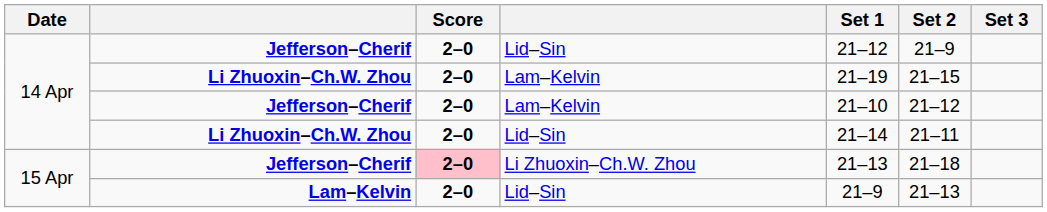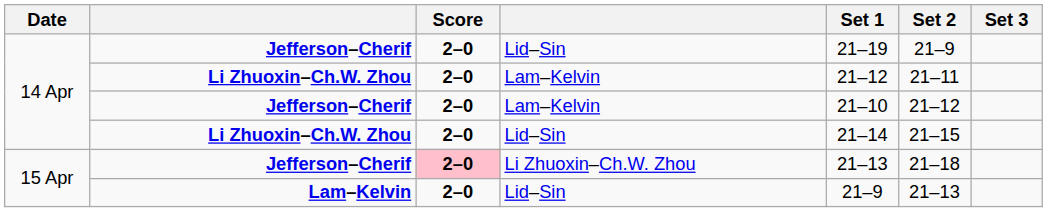(862, 48) 21–12 -> (862, 48) 21–19
(862, 77) 21–19 -> (862, 77) 21–12
(934, 77) 21–15 -> (934, 77) 21–11
(934, 135) 21–11 -> (934, 135) 21–15
